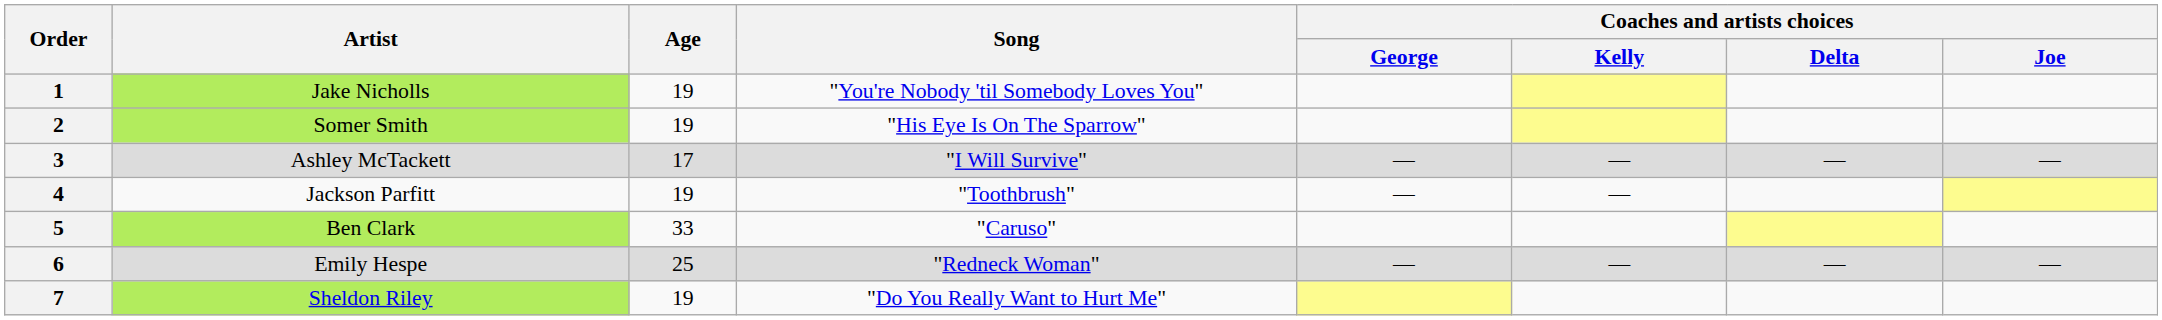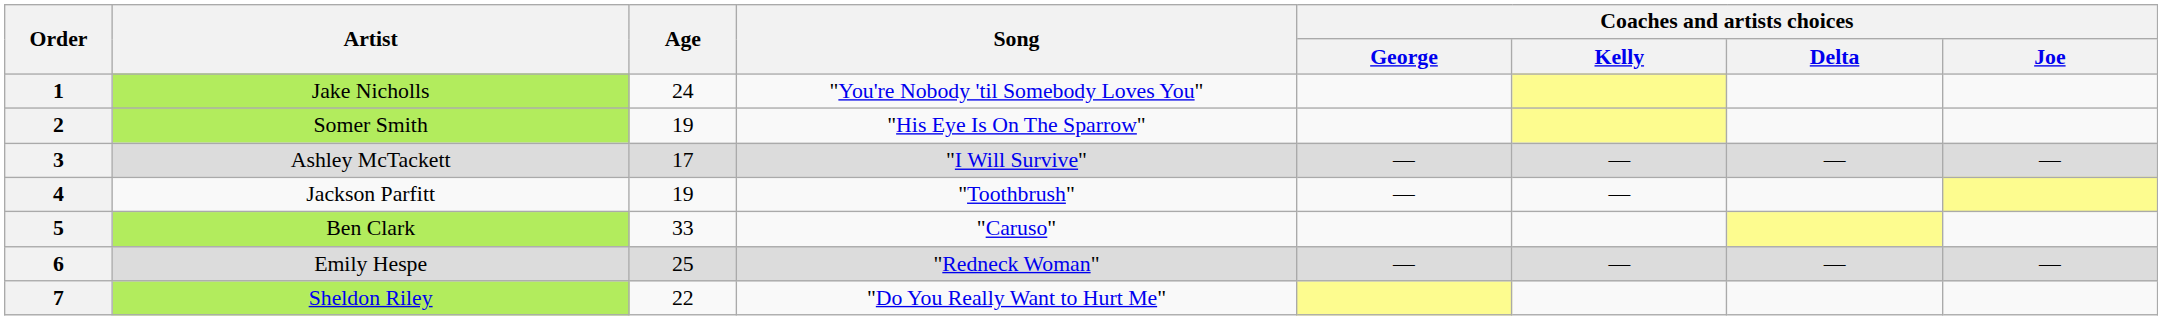(683, 90) 19 -> (683, 90) 24
(683, 297) 19 -> (683, 297) 22
